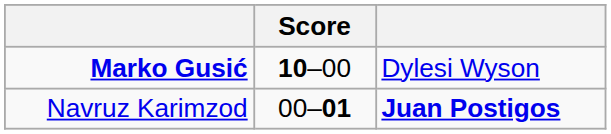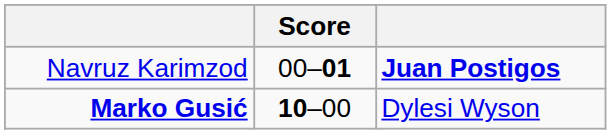rows swapped: (147, 109) <-> (169, 67)
